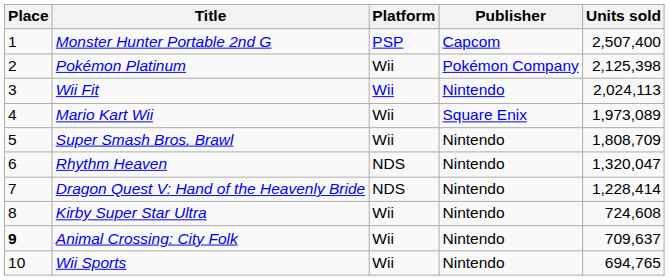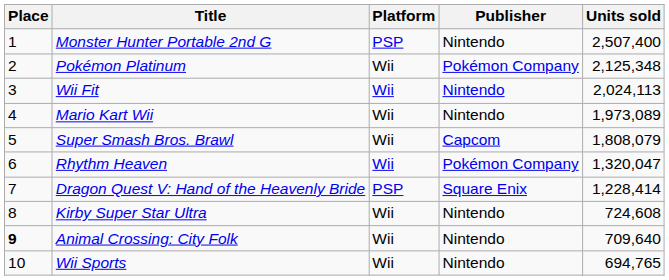(471, 41) Capcom -> (474, 41) Nintendo
(626, 66) 2,125,398 -> (626, 66) 2,125,348
(485, 115) Square Enix -> (474, 115) Nintendo
(474, 139) Nintendo -> (471, 139) Capcom
(626, 139) 1,808,709 -> (626, 139) 1,808,079
(389, 164) NDS -> (383, 164) Wii
(474, 164) Nintendo -> (511, 164) Pokémon Company
(389, 189) NDS -> (388, 189) PSP
(474, 189) Nintendo -> (485, 189) Square Enix
(633, 238) 709,637 -> (633, 238) 709,640
